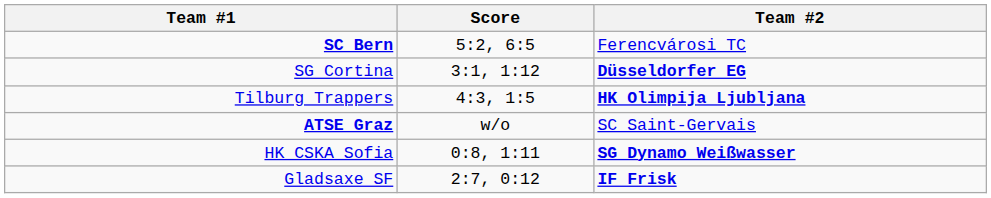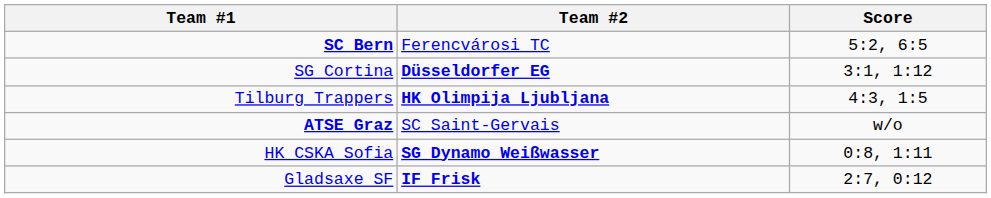columns swapped: (495, 18) <-> (790, 18)
